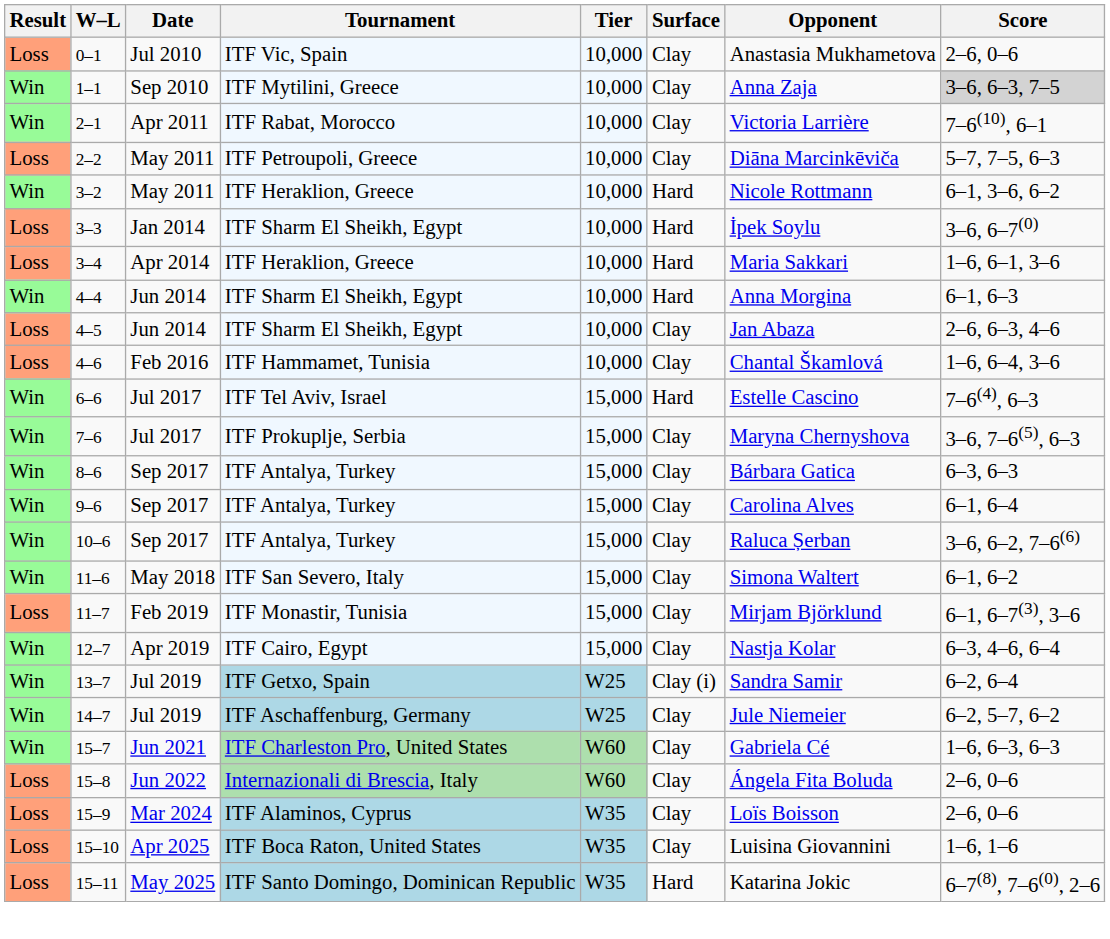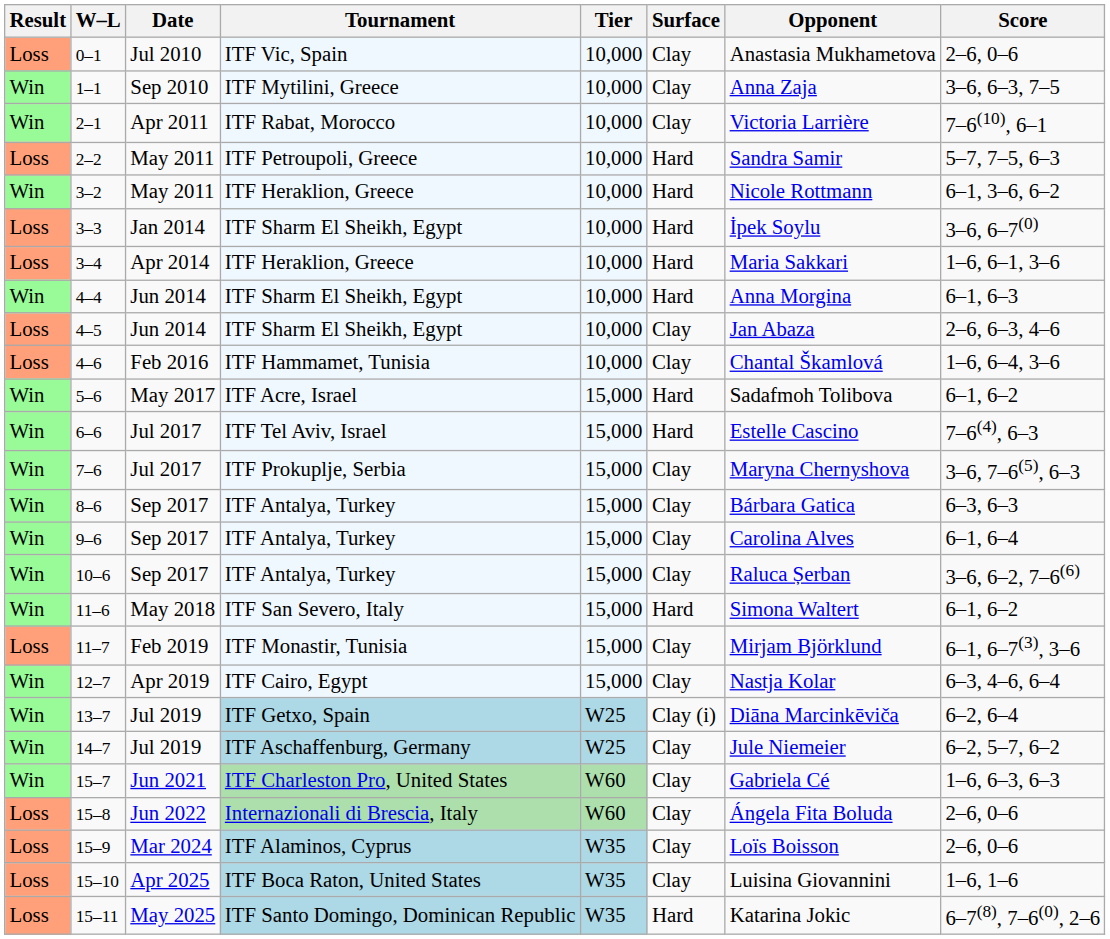(1003, 86) lightgrey background -> (1003, 86) no background
(672, 158) Clay -> (673, 158) Hard
(814, 158) Diāna Marcinkēviča -> (786, 158) Sandra Samir
+ row: (89, 396)
(672, 576) Clay -> (673, 609) Hard
(786, 681) Sandra Samir -> (814, 714) Diāna Marcinkēviča
